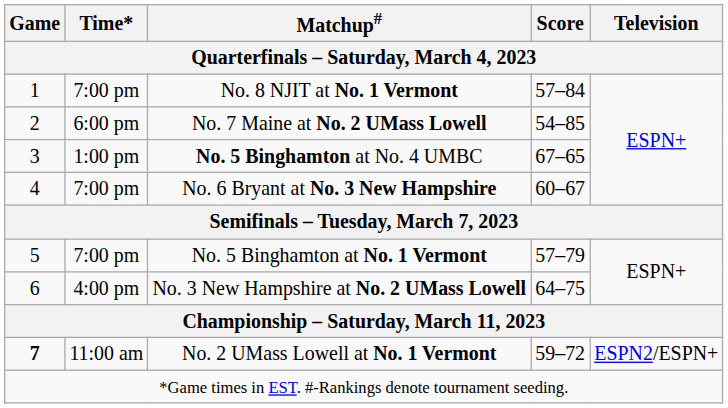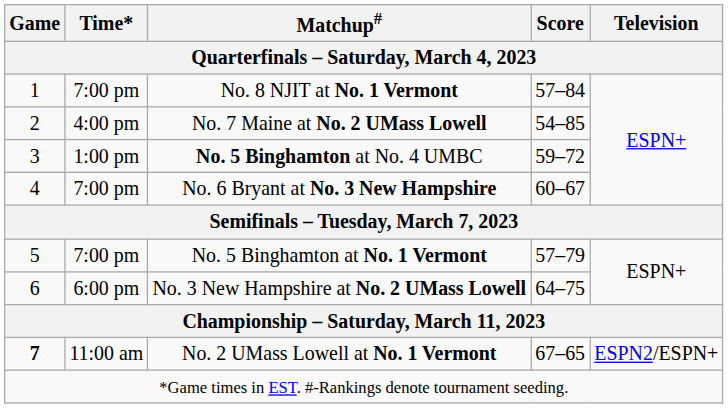(106, 123) 6:00 pm -> (106, 123) 4:00 pm
(560, 156) 67–65 -> (560, 156) 59–72
(106, 287) 4:00 pm -> (106, 287) 6:00 pm
(560, 353) 59–72 -> (560, 353) 67–65
